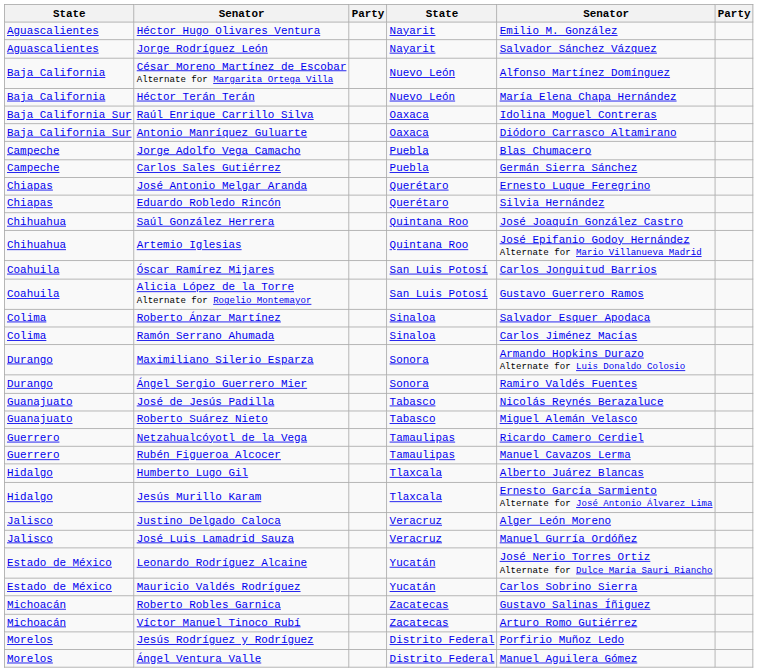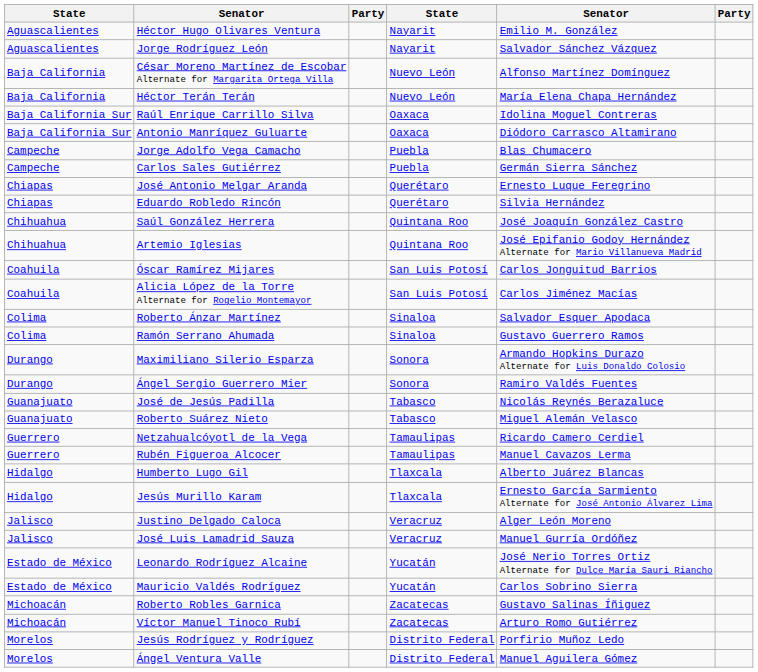(572, 294) Gustavo Guerrero Ramos -> (568, 294) Carlos Jiménez Macías
(568, 336) Carlos Jiménez Macías -> (572, 336) Gustavo Guerrero Ramos
